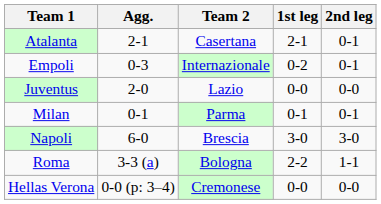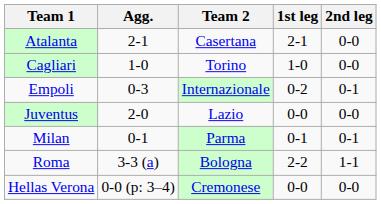(349, 41) 0-1 -> (349, 41) 0-0
+ row: (51, 65)
- row: (51, 138)
